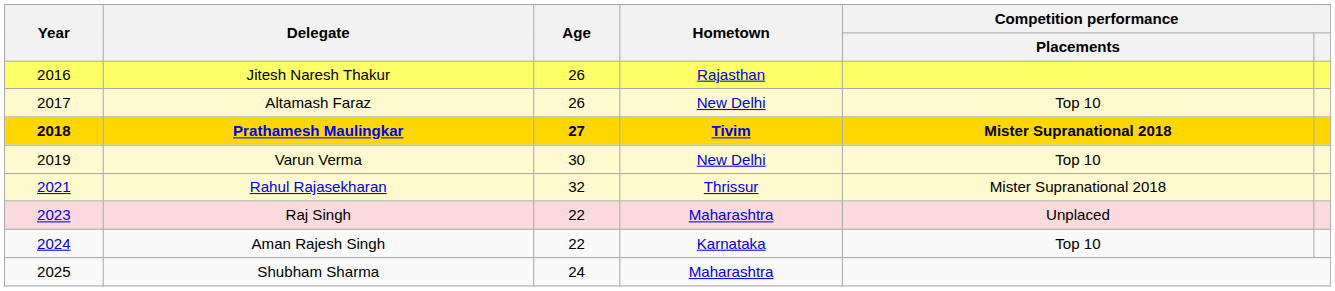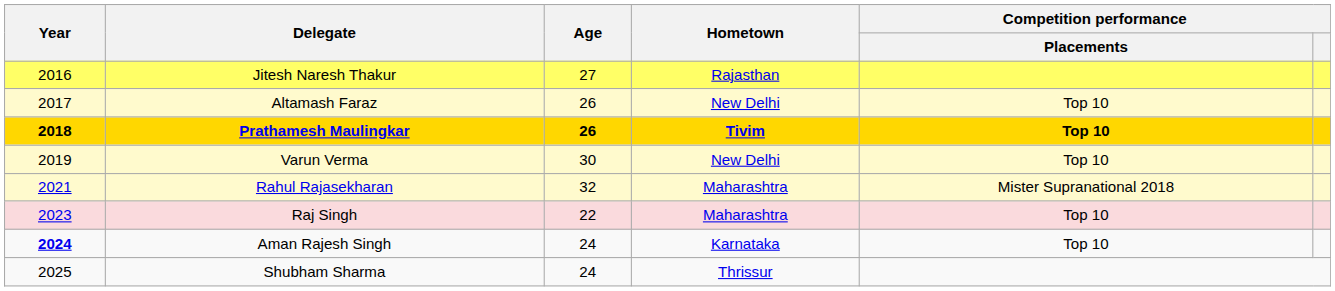(577, 75) 26 -> (588, 75) 27
(577, 131) 27 -> (588, 131) 26
(1078, 131) Mister Supranational 2018 -> (1086, 131) Top 10
(731, 187) Thrissur -> (745, 187) Maharashtra
(1078, 216) Unplaced -> (1086, 216) Top 10
(54, 244) normal -> (55, 244) bold
(577, 244) 22 -> (588, 244) 24
(731, 272) Maharashtra -> (745, 272) Thrissur
